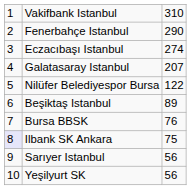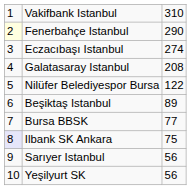(10, 31) no background -> (10, 31) lightyellow background
(174, 67) 207 -> (174, 67) 208
(171, 121) 76 -> (171, 121) 77
